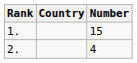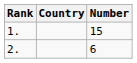(93, 49) 4 -> (93, 49) 6
